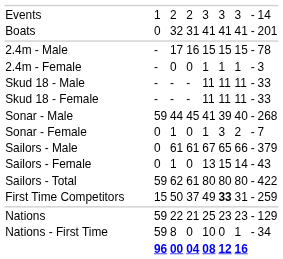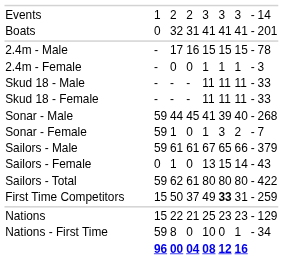(157, 132) 0 -> (160, 132) 59
(157, 148) 0 -> (160, 148) 59
(160, 216) 59 -> (160, 216) 15
